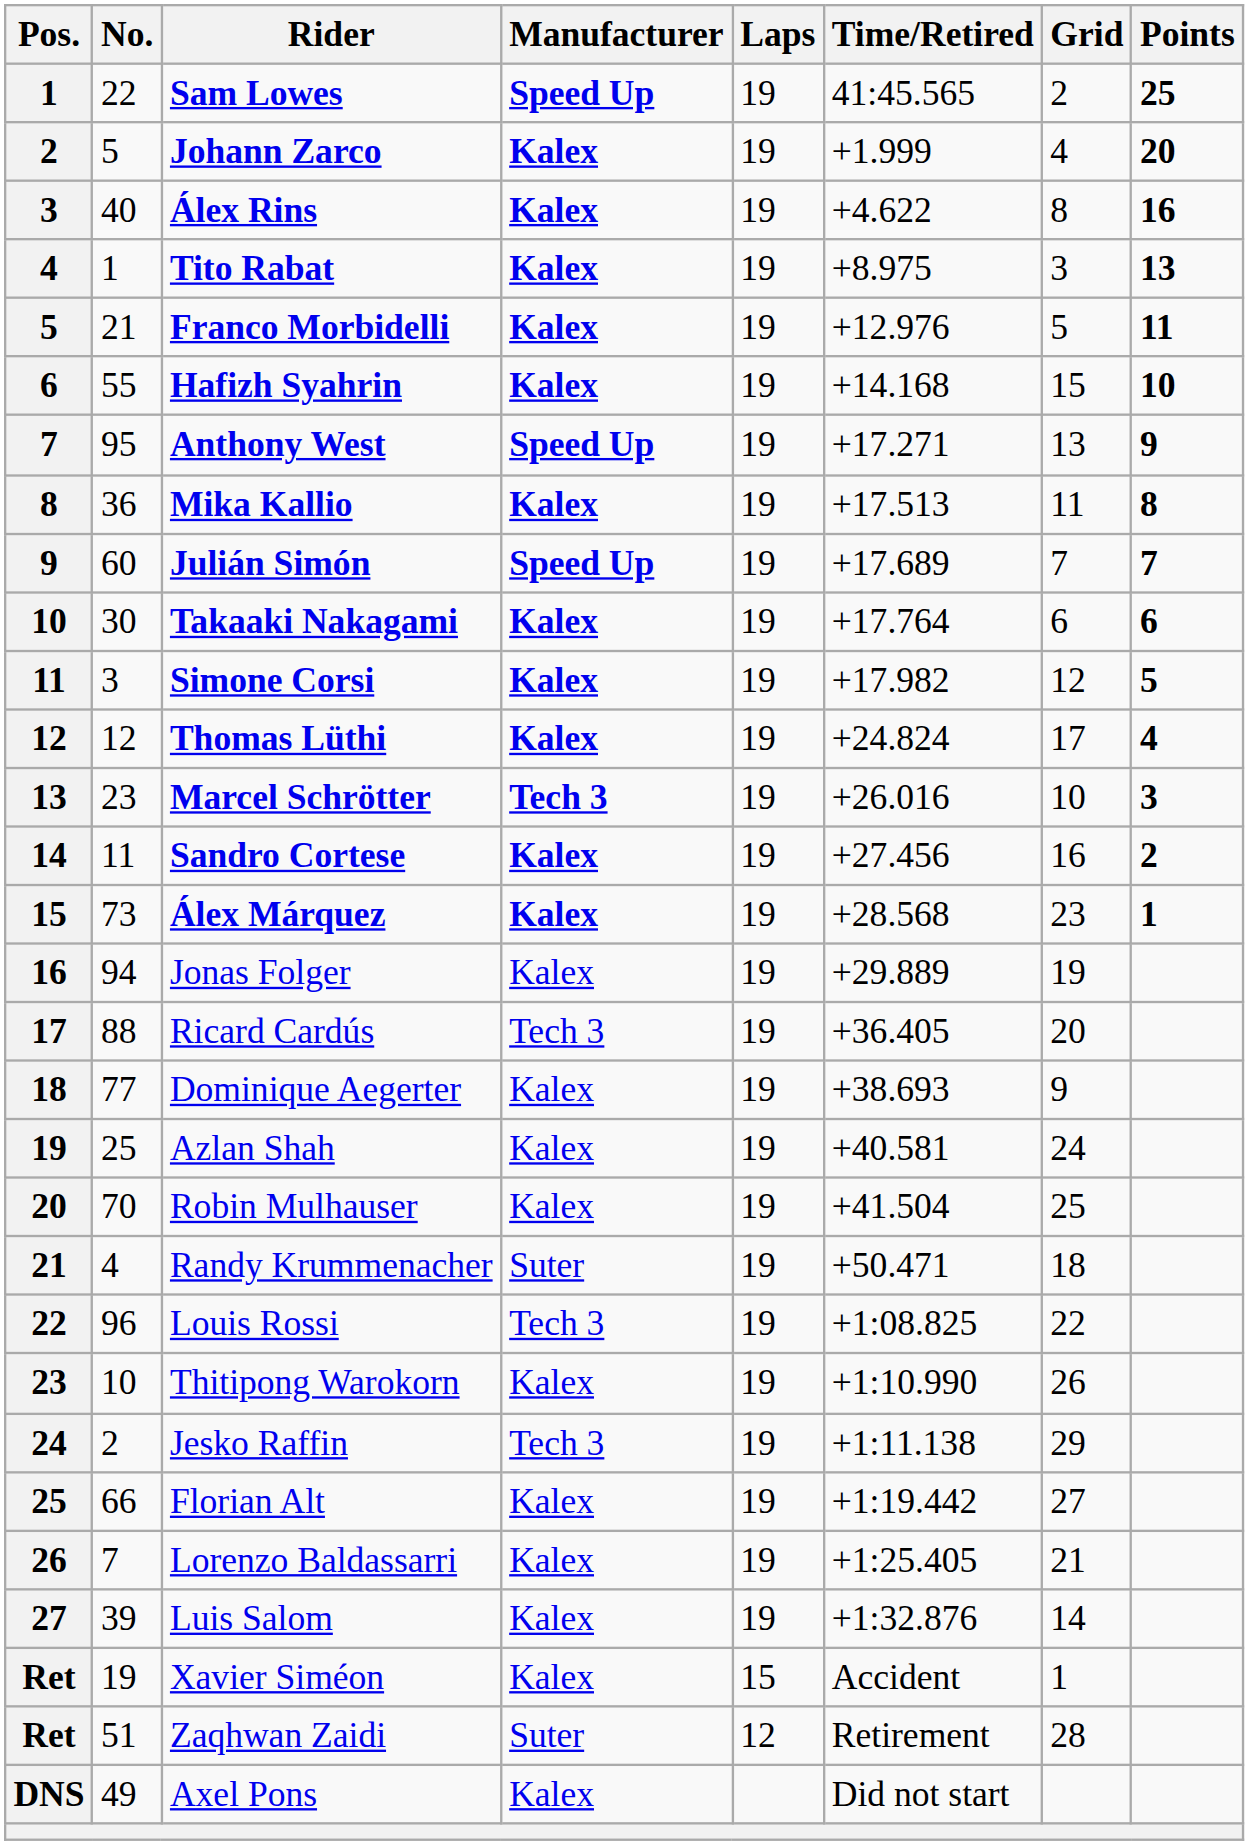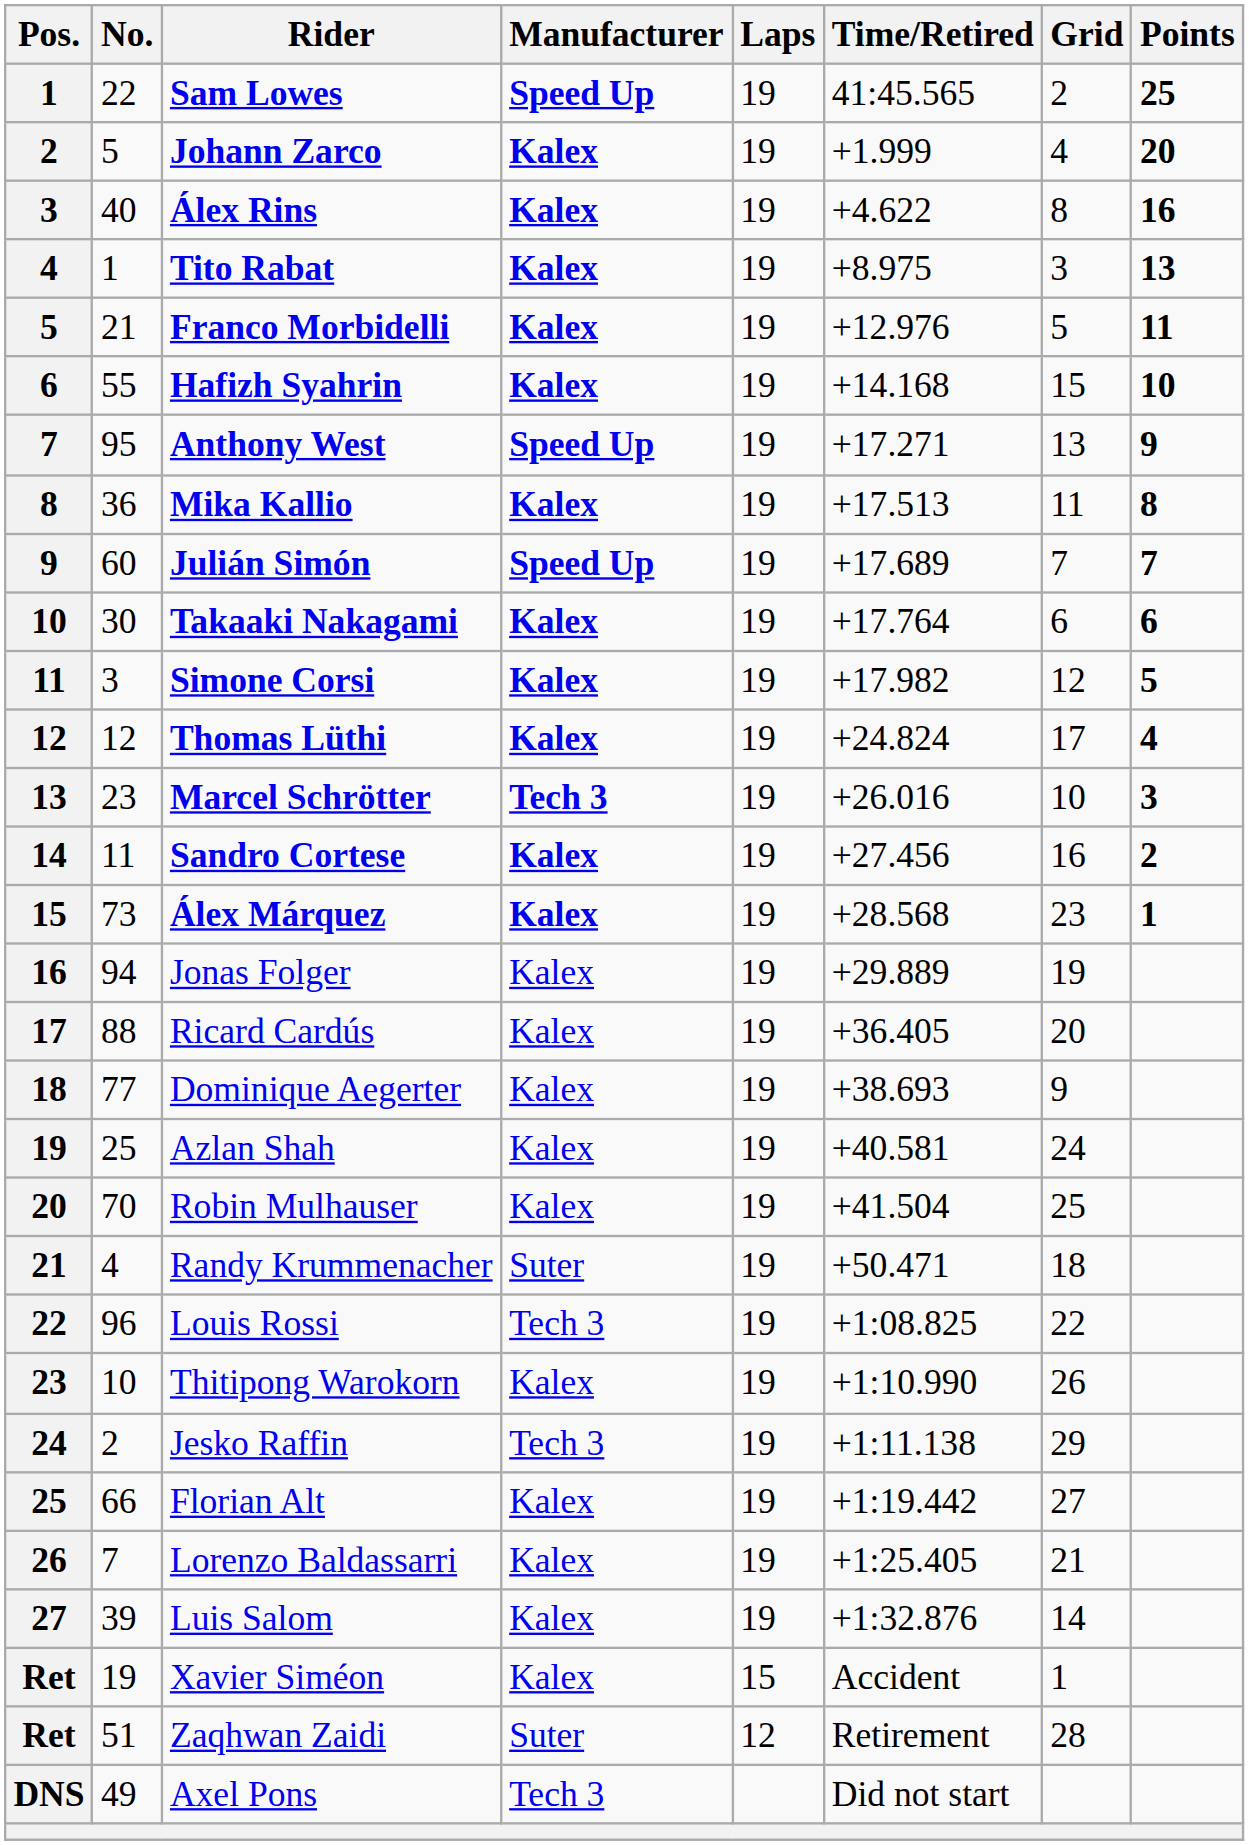(557, 1030) Tech 3 -> (552, 1030) Kalex
(552, 1793) Kalex -> (557, 1793) Tech 3
